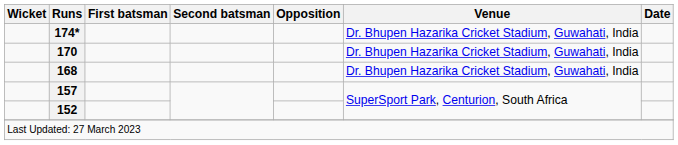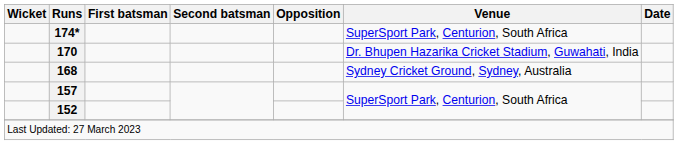(492, 33) Dr. Bhupen Hazarika Cricket Stadium, Guwahati, India -> (457, 33) SuperSport Park, Centurion, South Africa
(492, 71) Dr. Bhupen Hazarika Cricket Stadium, Guwahati, India -> (459, 71) Sydney Cricket Ground, Sydney, Australia
